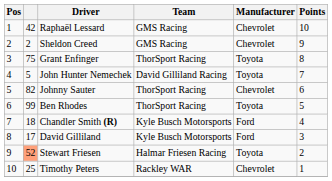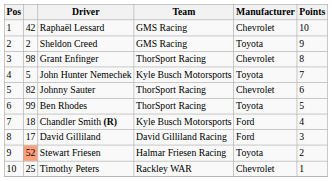(255, 43) Chevrolet -> (250, 43) Toyota
(30, 58) 75 -> (30, 58) 98
(250, 58) Toyota -> (255, 58) Chevrolet
(181, 74) David Gilliland Racing -> (184, 74) Kyle Busch Motorsports
(184, 137) Kyle Busch Motorsports -> (181, 137) David Gilliland Racing
